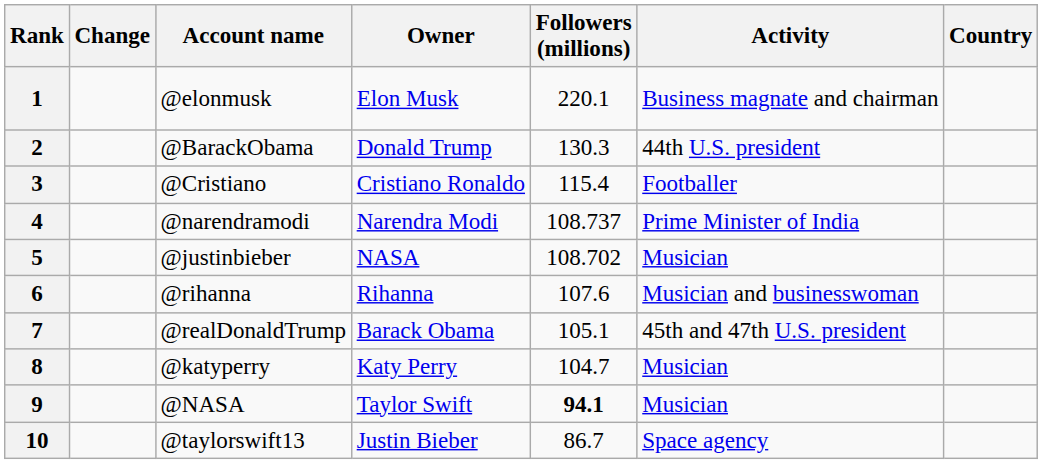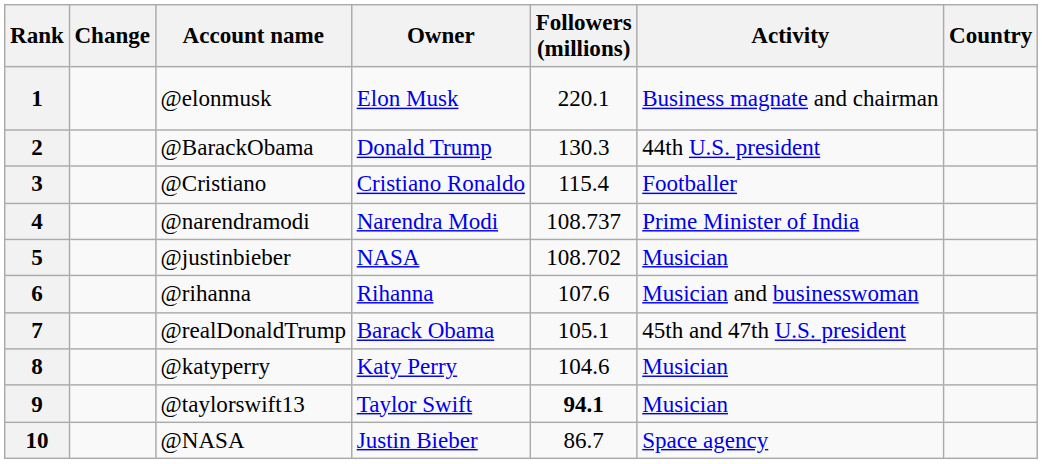(584, 366) 104.7 -> (584, 366) 104.6
(203, 403) @NASA -> (233, 403) @taylorswift13
(233, 440) @taylorswift13 -> (203, 440) @NASA
